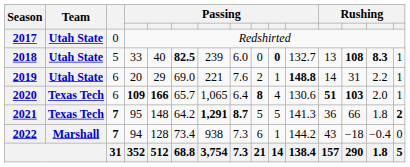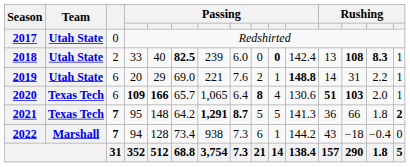(115, 57) 5 -> (115, 57) 2
(302, 57) 132.7 -> (302, 57) 142.4
